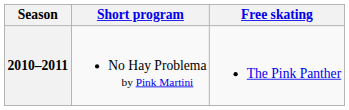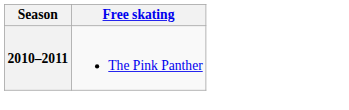- column: (140, 15)
